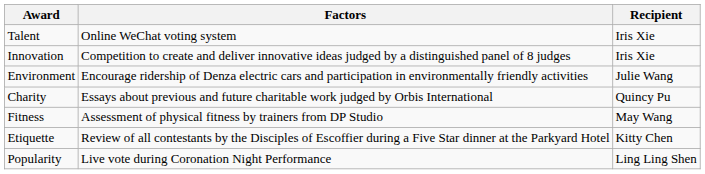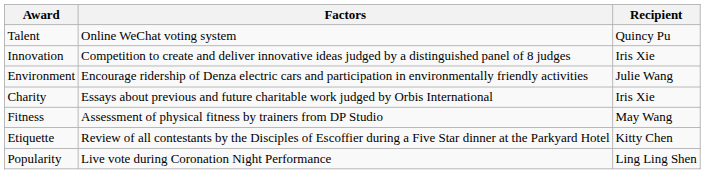(635, 35) Iris Xie -> (643, 35) Quincy Pu
(643, 96) Quincy Pu -> (635, 96) Iris Xie
